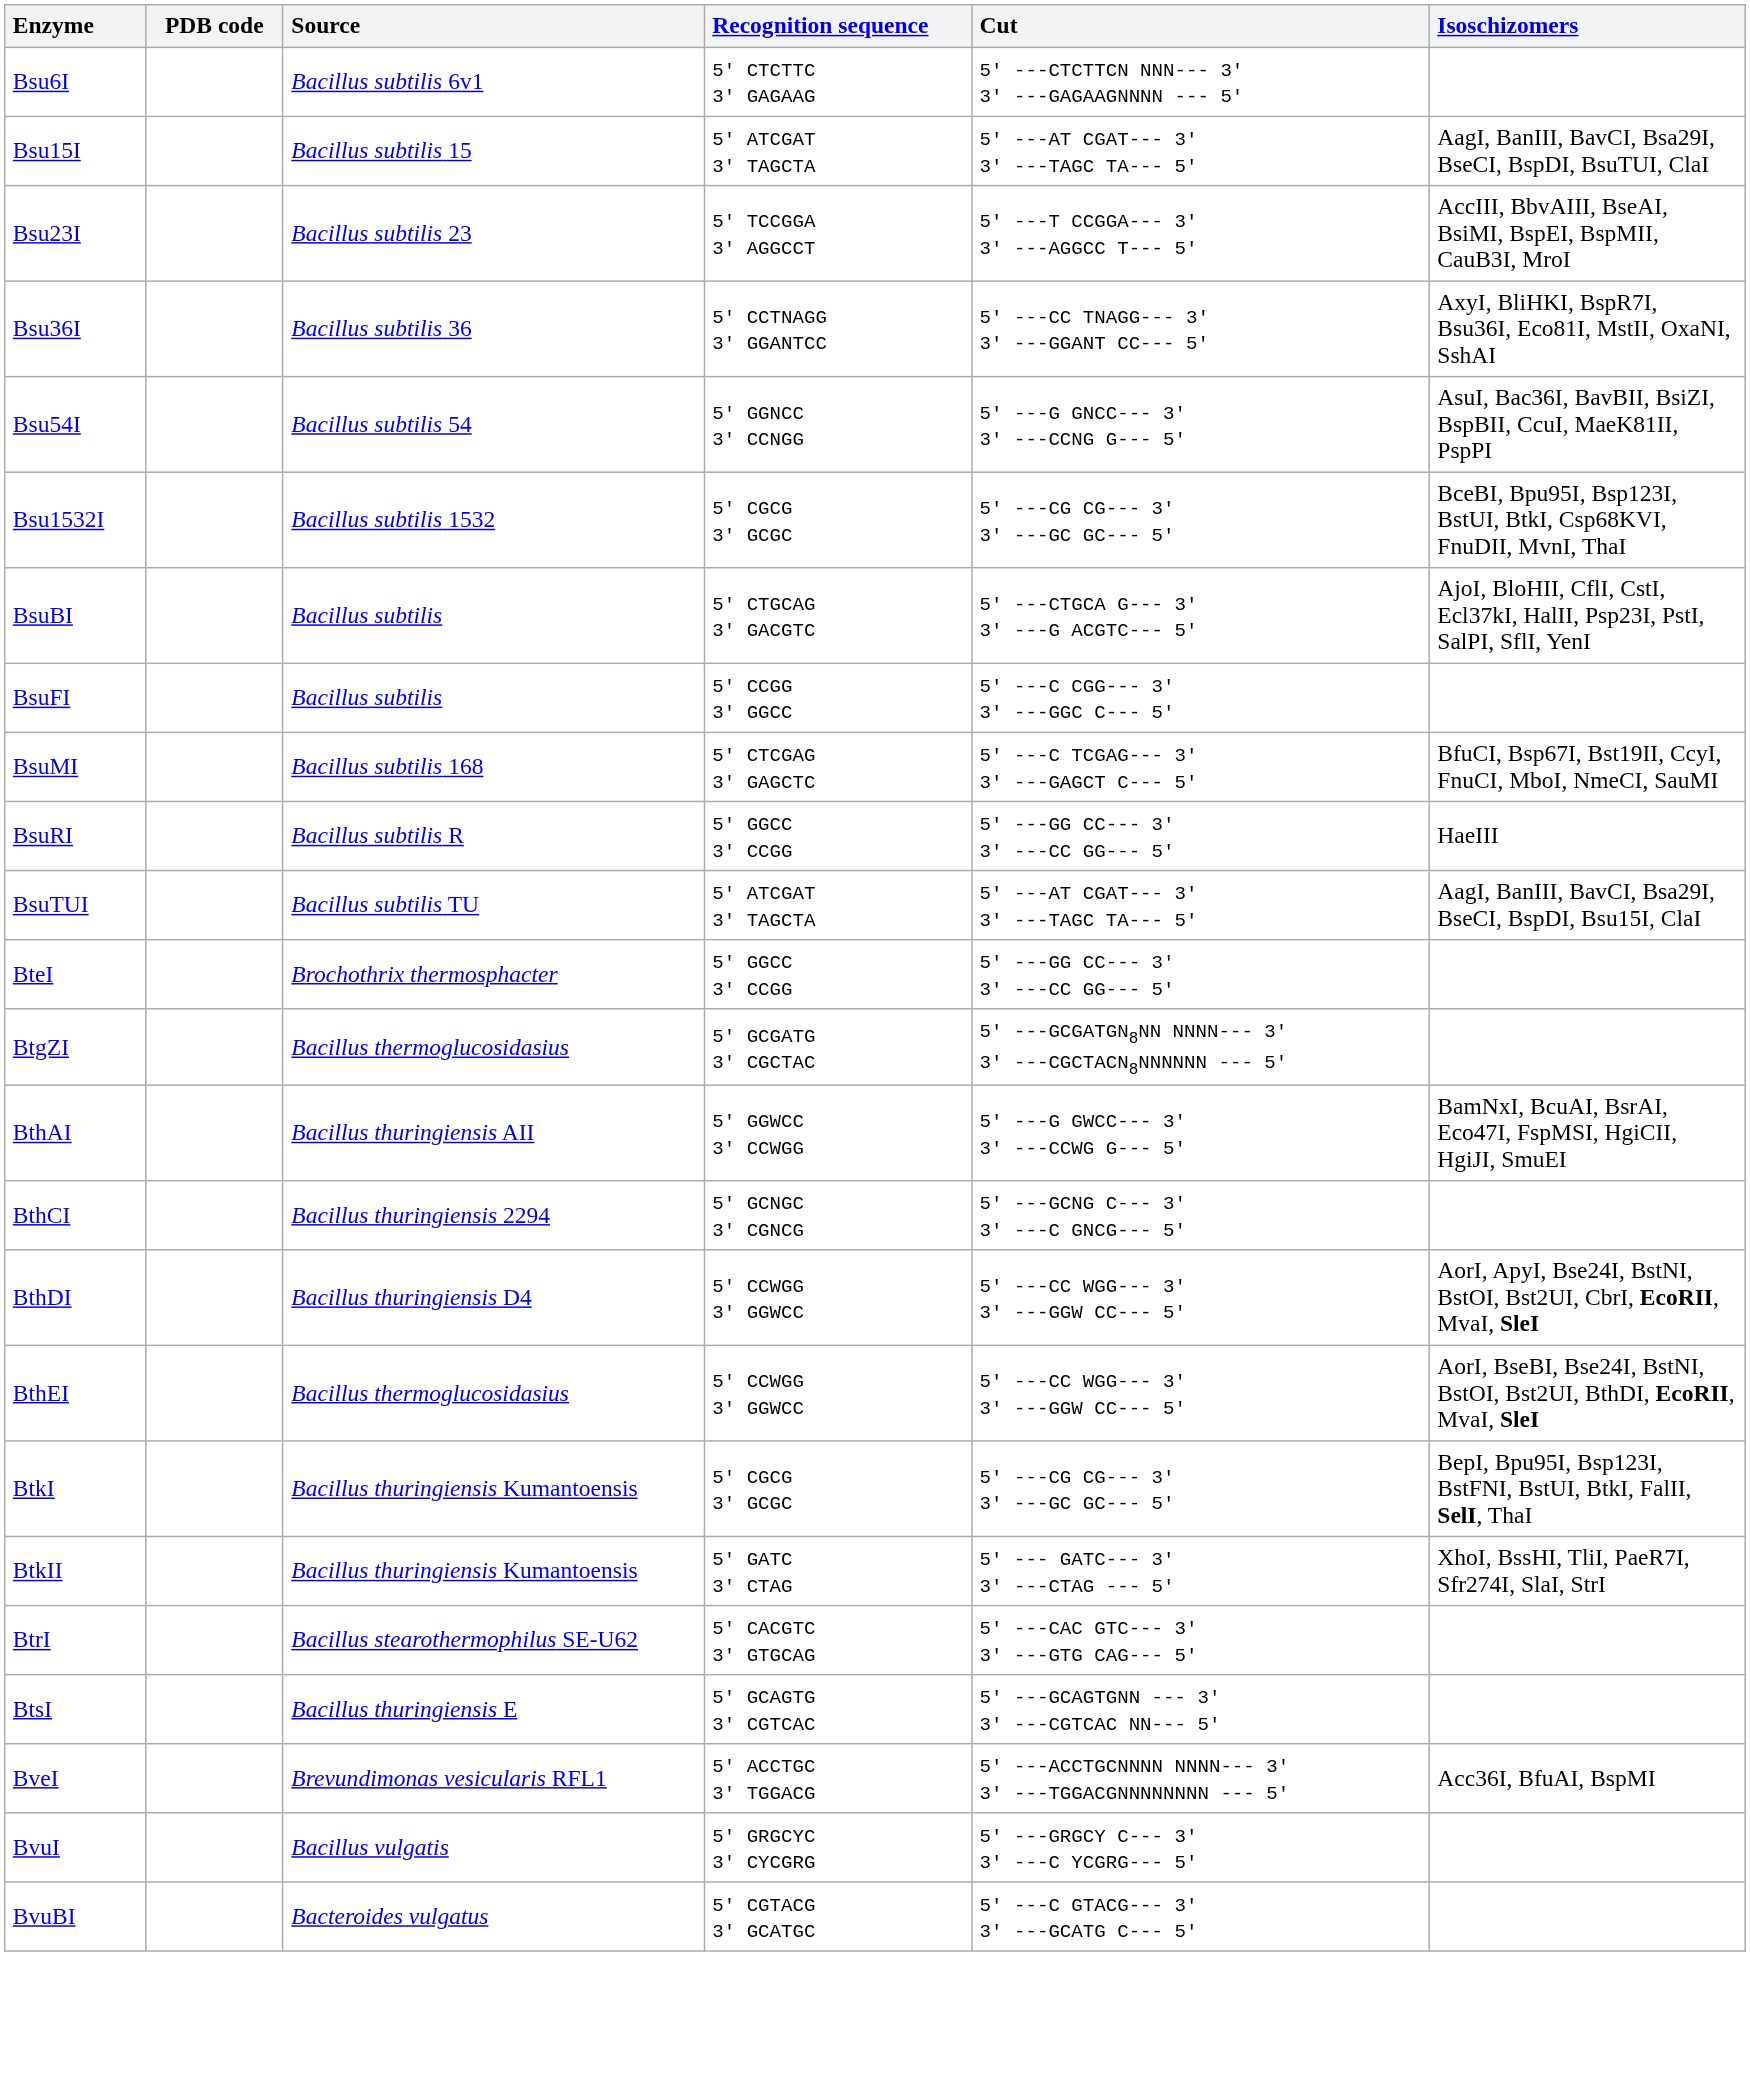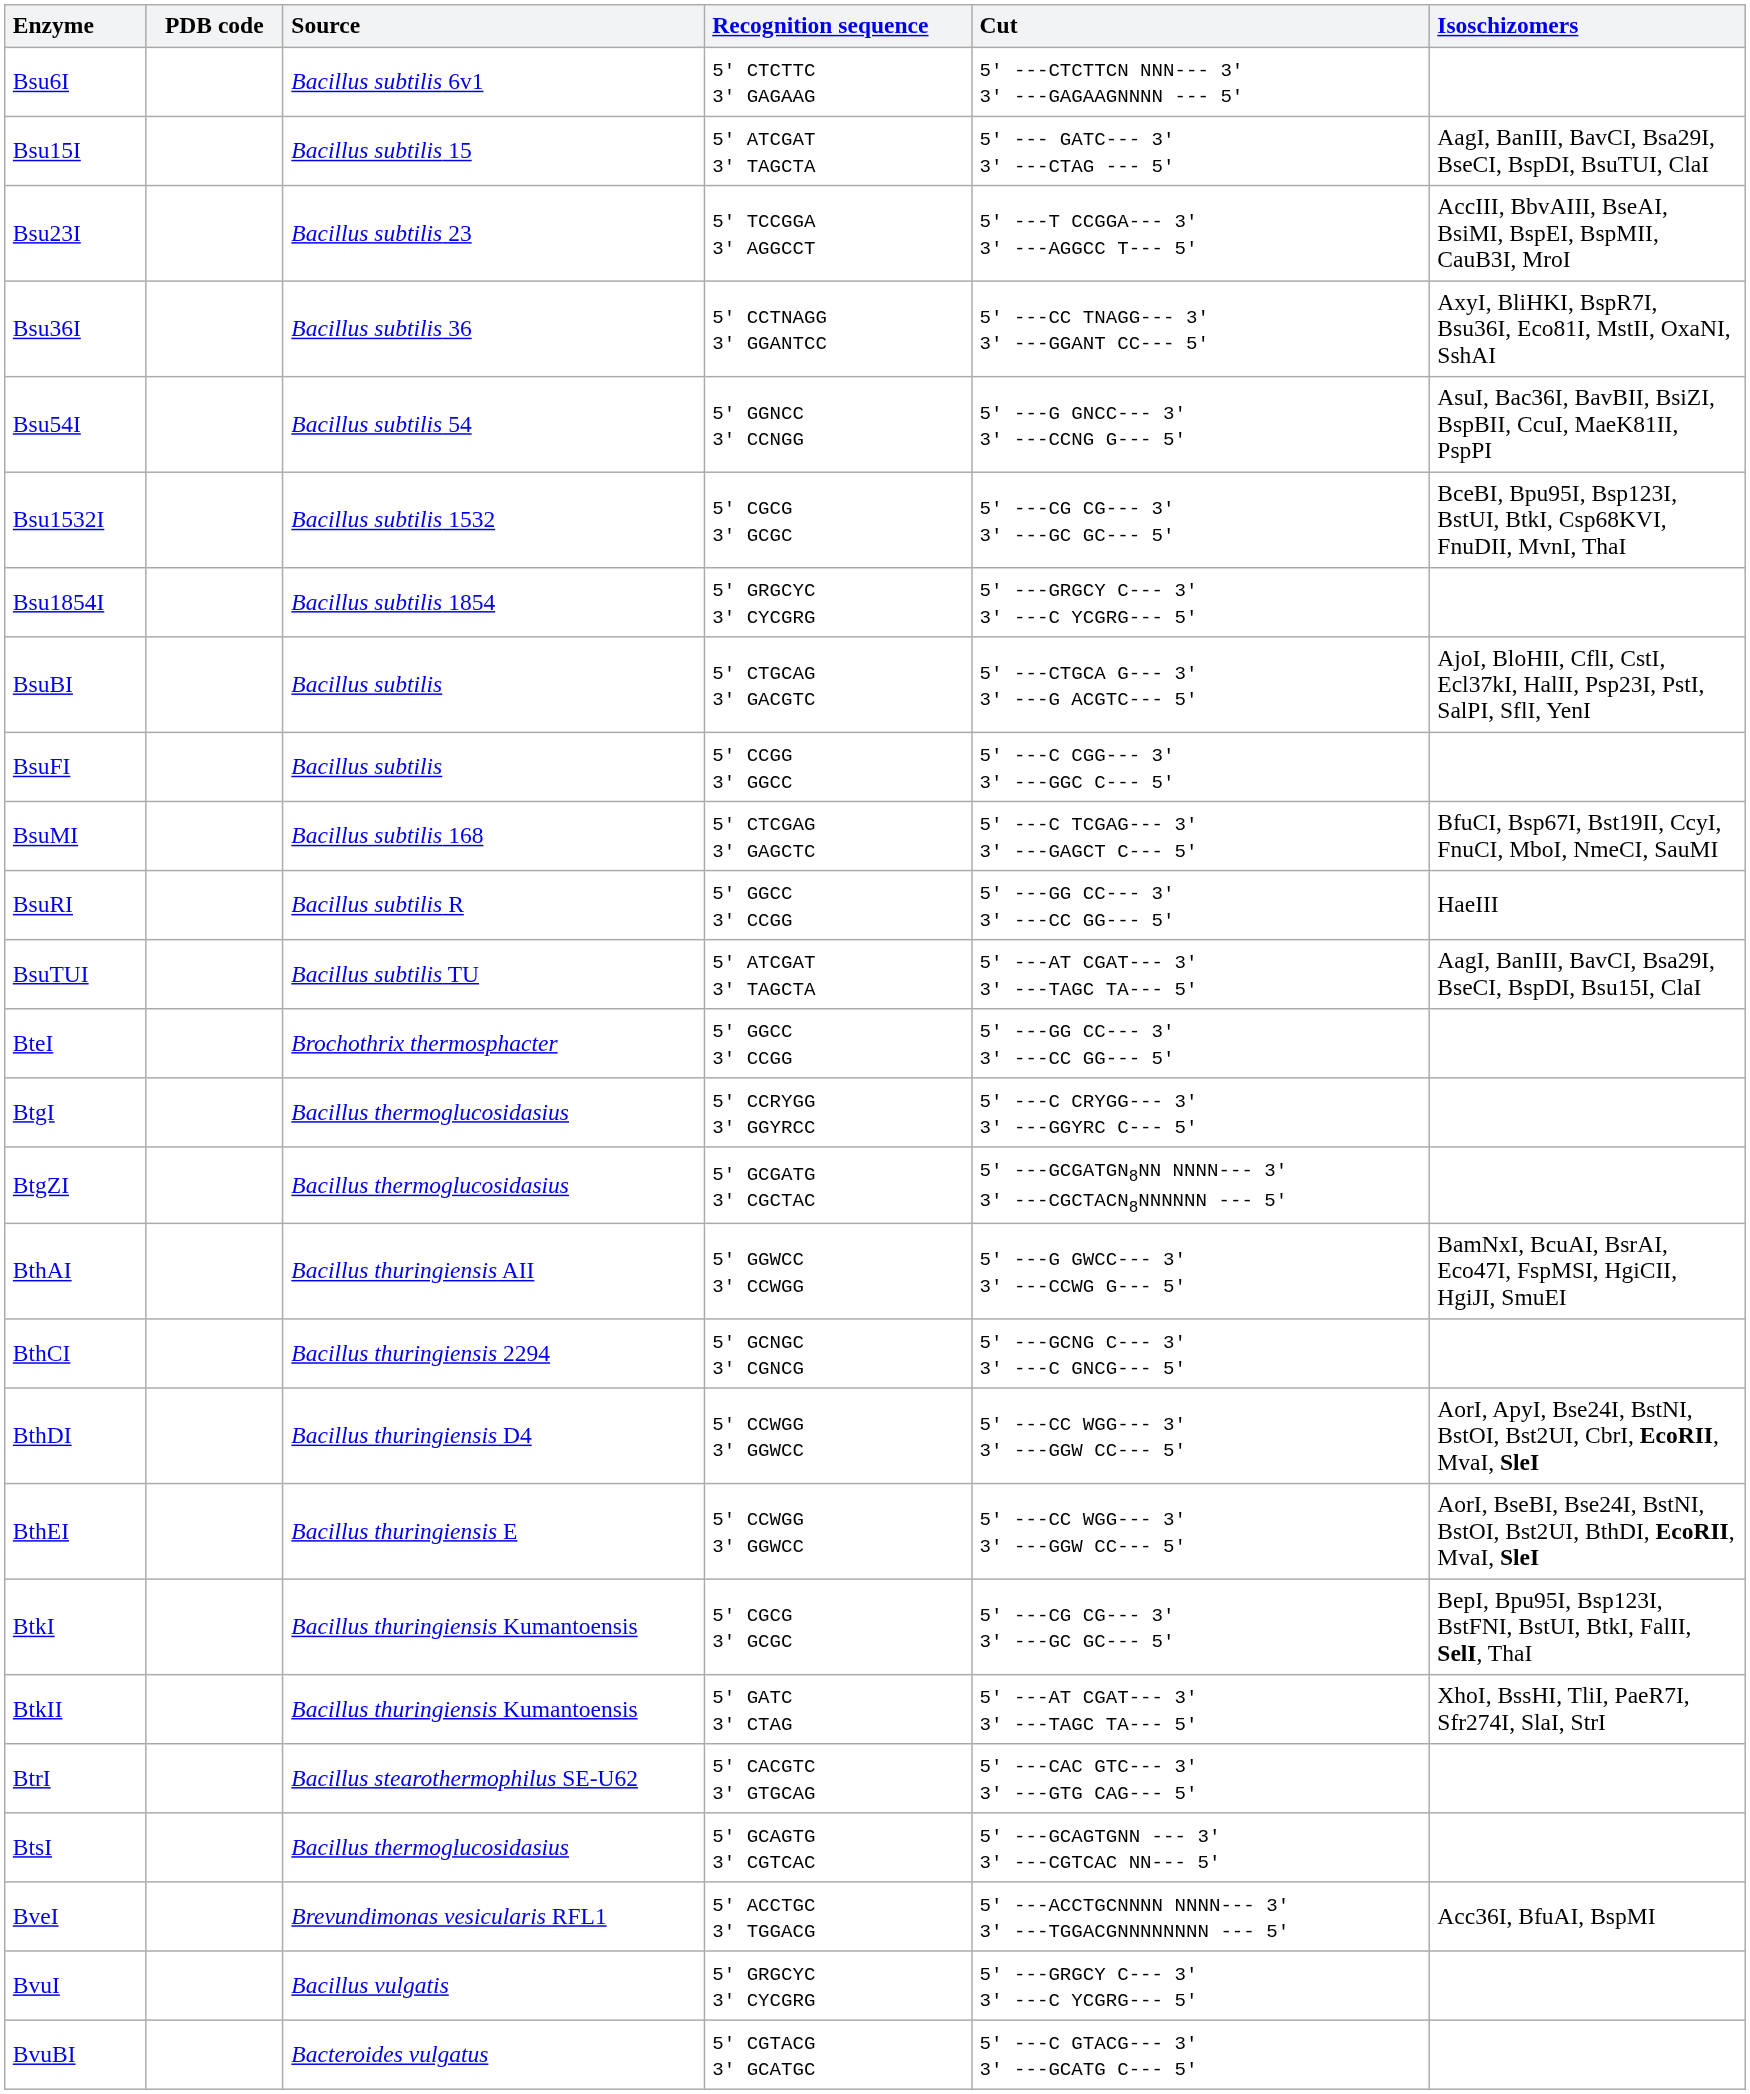(1089, 153) 5' ---AT CGAT--- 3' 3' ---TAGC TA--- 5' -> (1077, 153) 5' --- GATC--- 3' 3' ---CTAG --- 5'
+ row: (59, 602)
+ row: (34, 1112)
(430, 1393) Bacillus thermoglucosidasius -> (404, 1531) Bacillus thuringiensis E
(1077, 1574) 5' --- GATC--- 3' 3' ---CTAG --- 5' -> (1089, 1712) 5' ---AT CGAT--- 3' 3' ---TAGC TA--- 5'
(404, 1709) Bacillus thuringiensis E -> (430, 1847) Bacillus thermoglucosidasius
